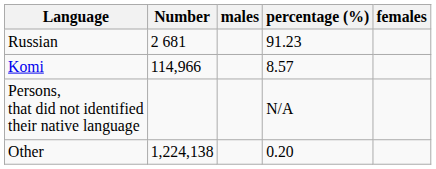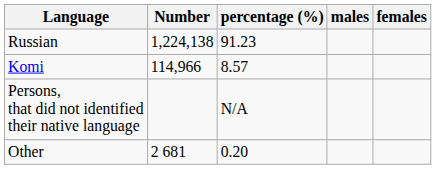columns swapped: (318, 16) <-> (240, 16)
(168, 41) 2 681 -> (182, 41) 1,224,138
(182, 151) 1,224,138 -> (168, 151) 2 681
